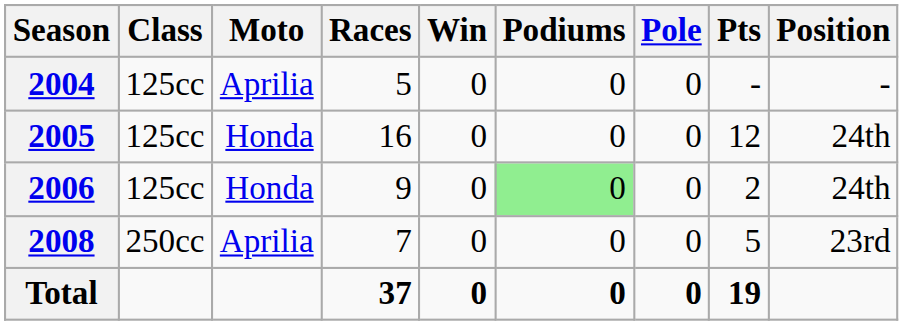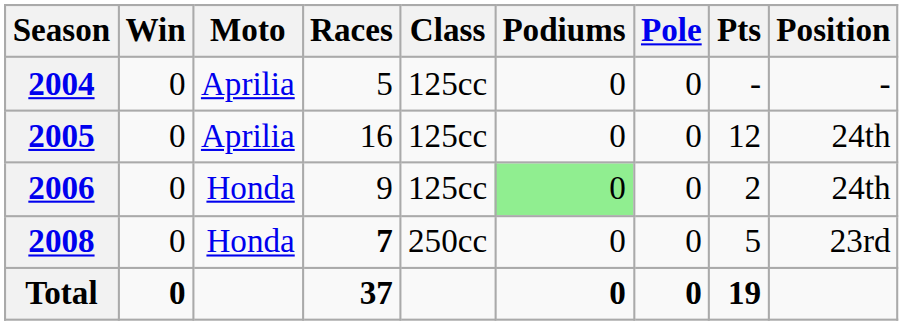columns swapped: (165, 30) <-> (457, 30)
(270, 135) Honda -> (248, 135) Aprilia
(267, 240) Aprilia -> (251, 240) Honda
(403, 240) normal -> (384, 240) bold
